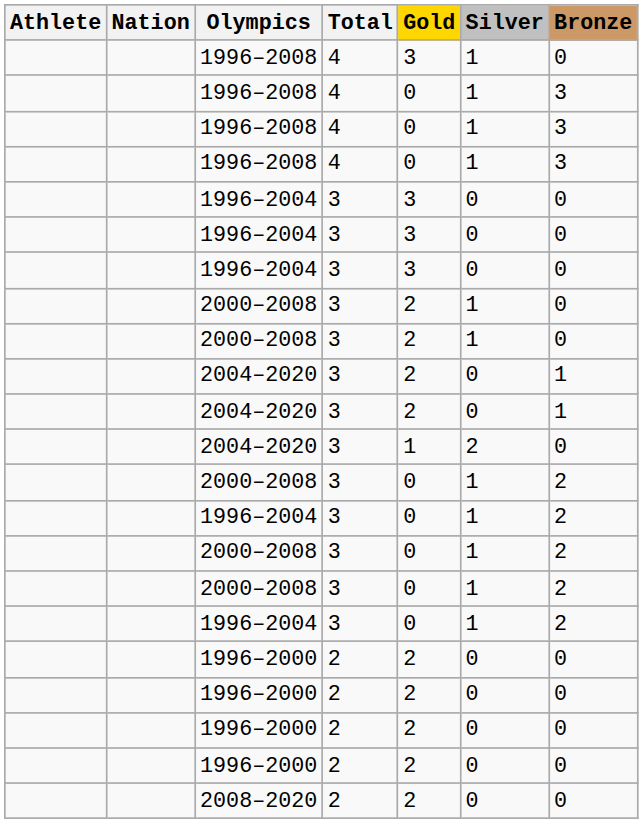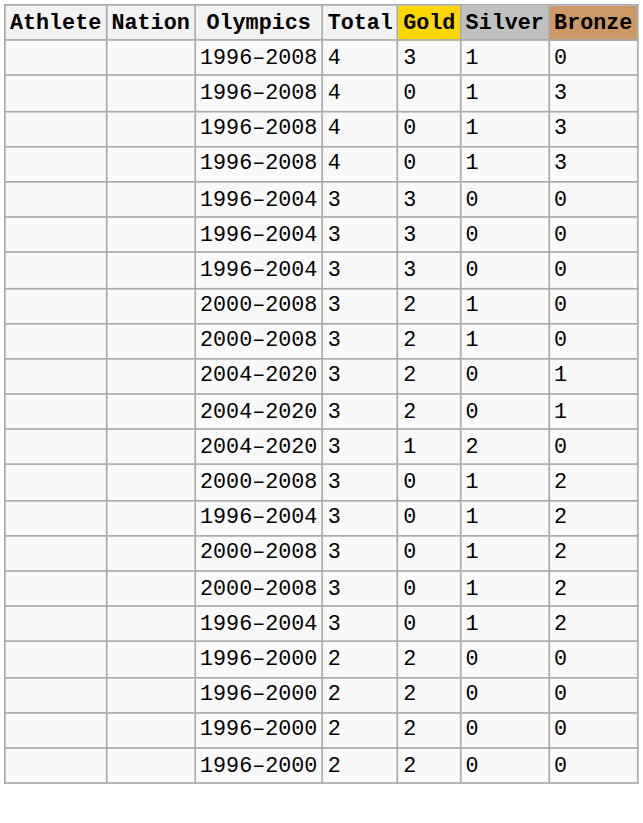- row: (259, 801)
